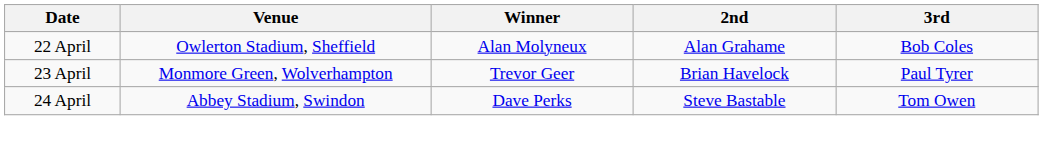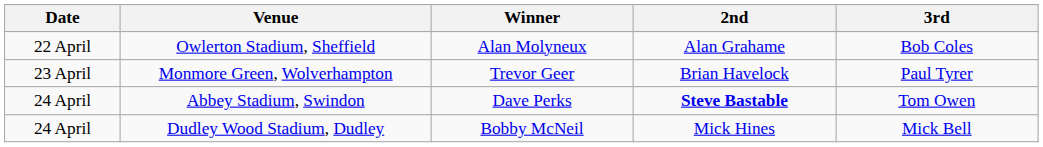(734, 100) normal -> (734, 100) bold
+ row: (276, 127)
